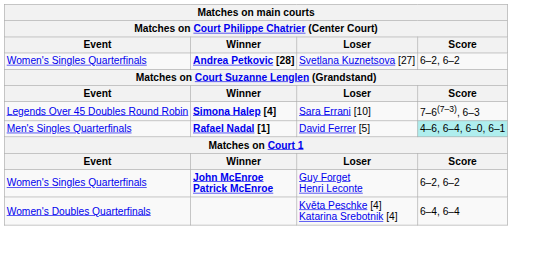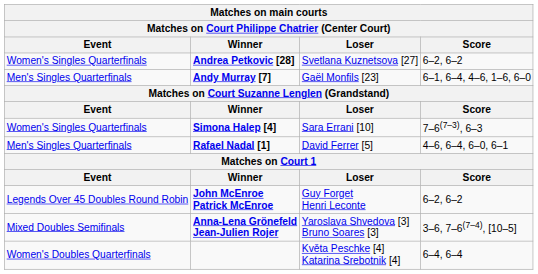+ row: (232, 77)
(97, 111) Legends Over 45 Doubles Round Robin -> (77, 127) Women's Singles Quarterfinals
(463, 129) paleturquoise background -> (465, 145) no background
(77, 183) Women's Singles Quarterfinals -> (97, 199) Legends Over 45 Doubles Round Robin
+ row: (245, 227)
